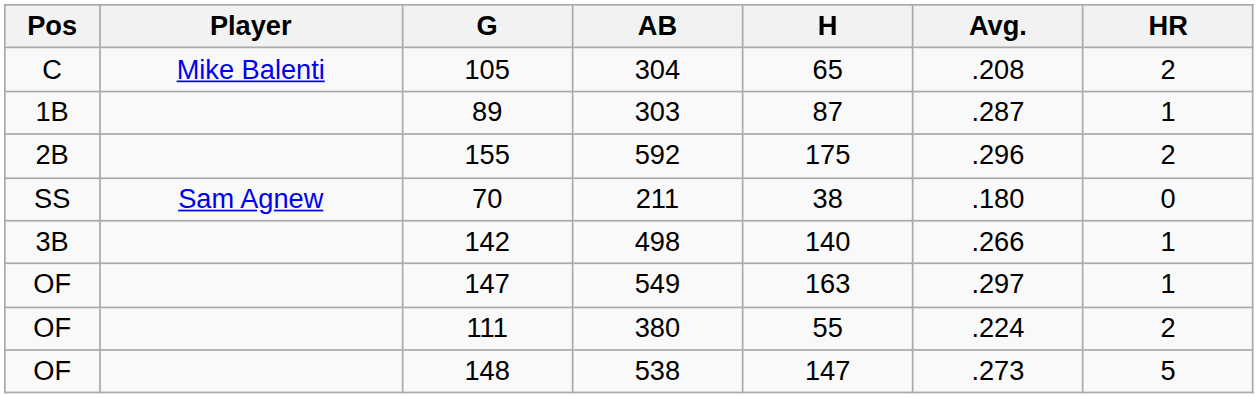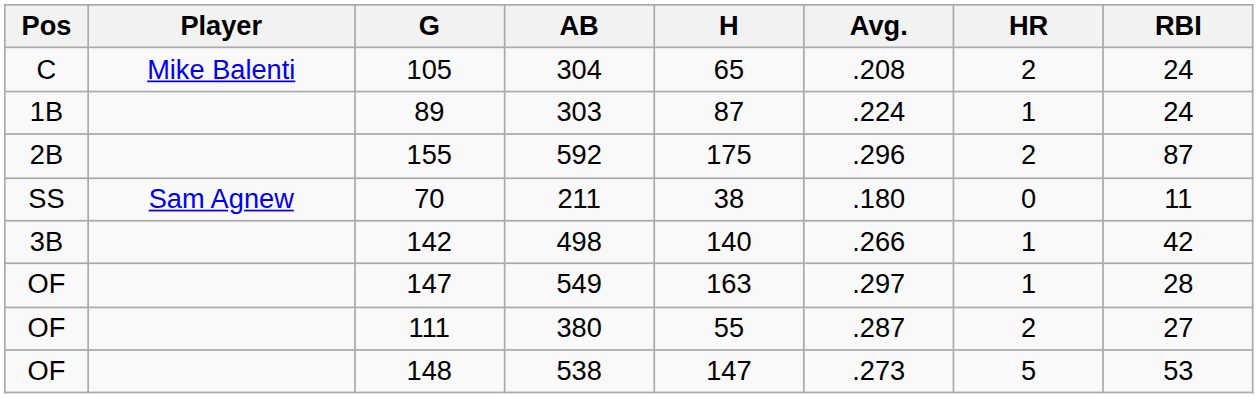+ column: (1178, 26)
(998, 112) .287 -> (879, 112) .224
(998, 328) .224 -> (879, 328) .287
